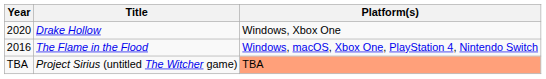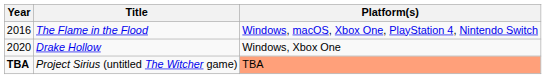rows swapped: (92, 47) <-> (68, 30)
(17, 64) normal -> (18, 64) bold
